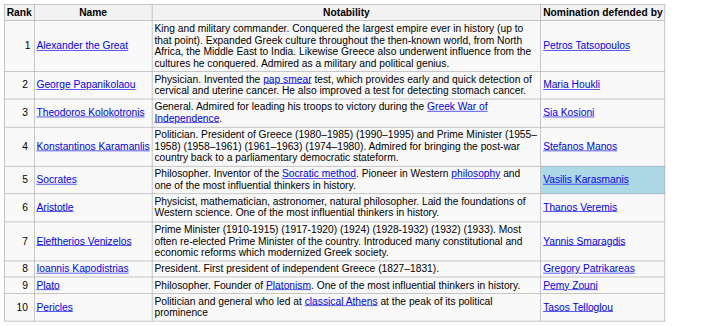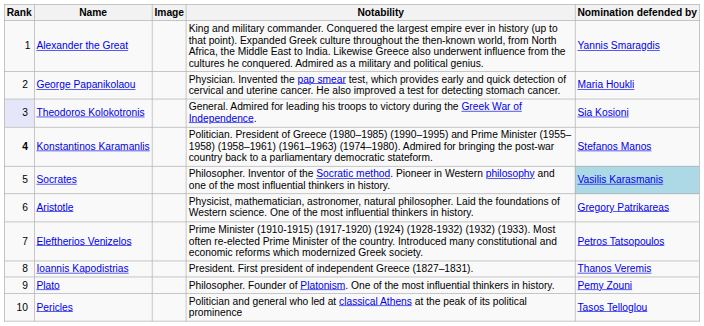+ column: (169, 12)
(587, 46) Petros Tatsopoulos -> (619, 46) Yannis Smaragdis
(25, 113) no background -> (25, 113) lavender background
(25, 146) normal -> (25, 146) bold
(580, 207) Thanos Veremis -> (623, 207) Gregory Patrikareas
(584, 241) Yannis Smaragdis -> (621, 241) Petros Tatsopoulos
(589, 269) Gregory Patrikareas -> (614, 269) Thanos Veremis
